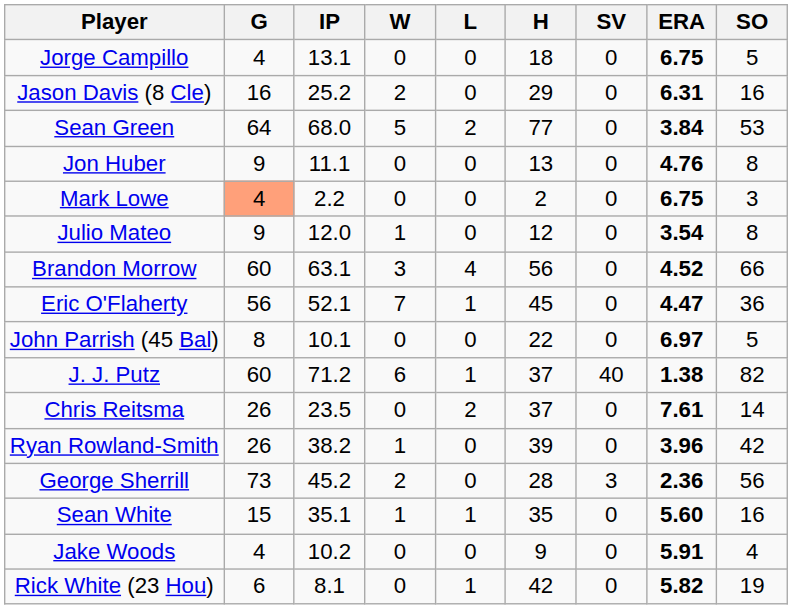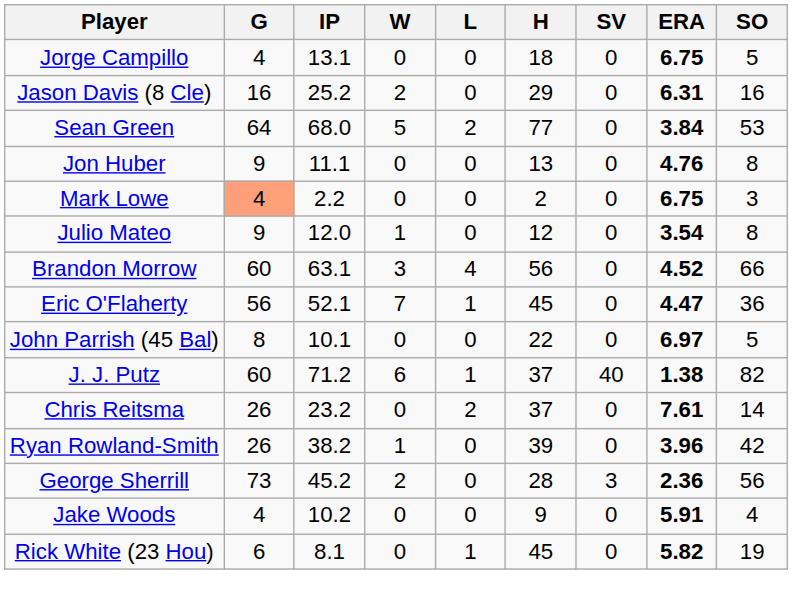(330, 410) 23.5 -> (330, 410) 23.2
- row: (114, 515)
(541, 586) 42 -> (541, 551) 45
